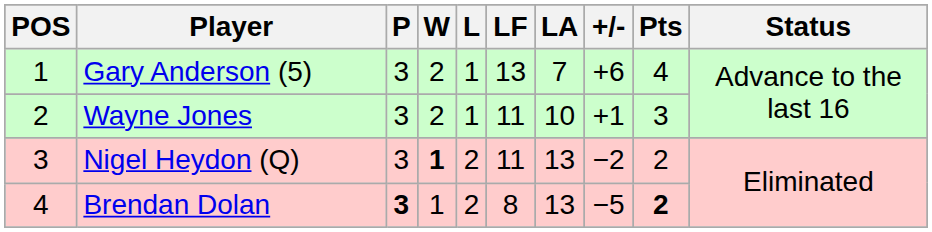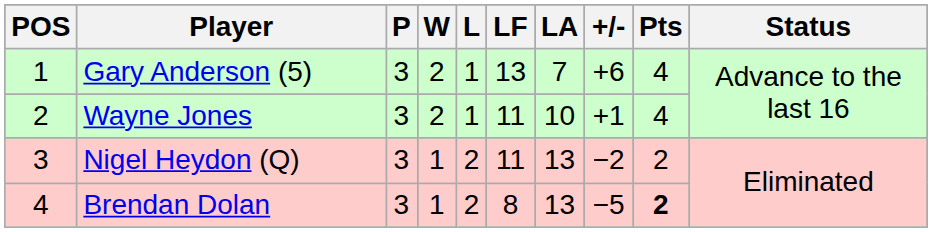(661, 115) 3 -> (661, 115) 4
(437, 159) bold -> (437, 159) normal
(401, 204) bold -> (401, 204) normal
